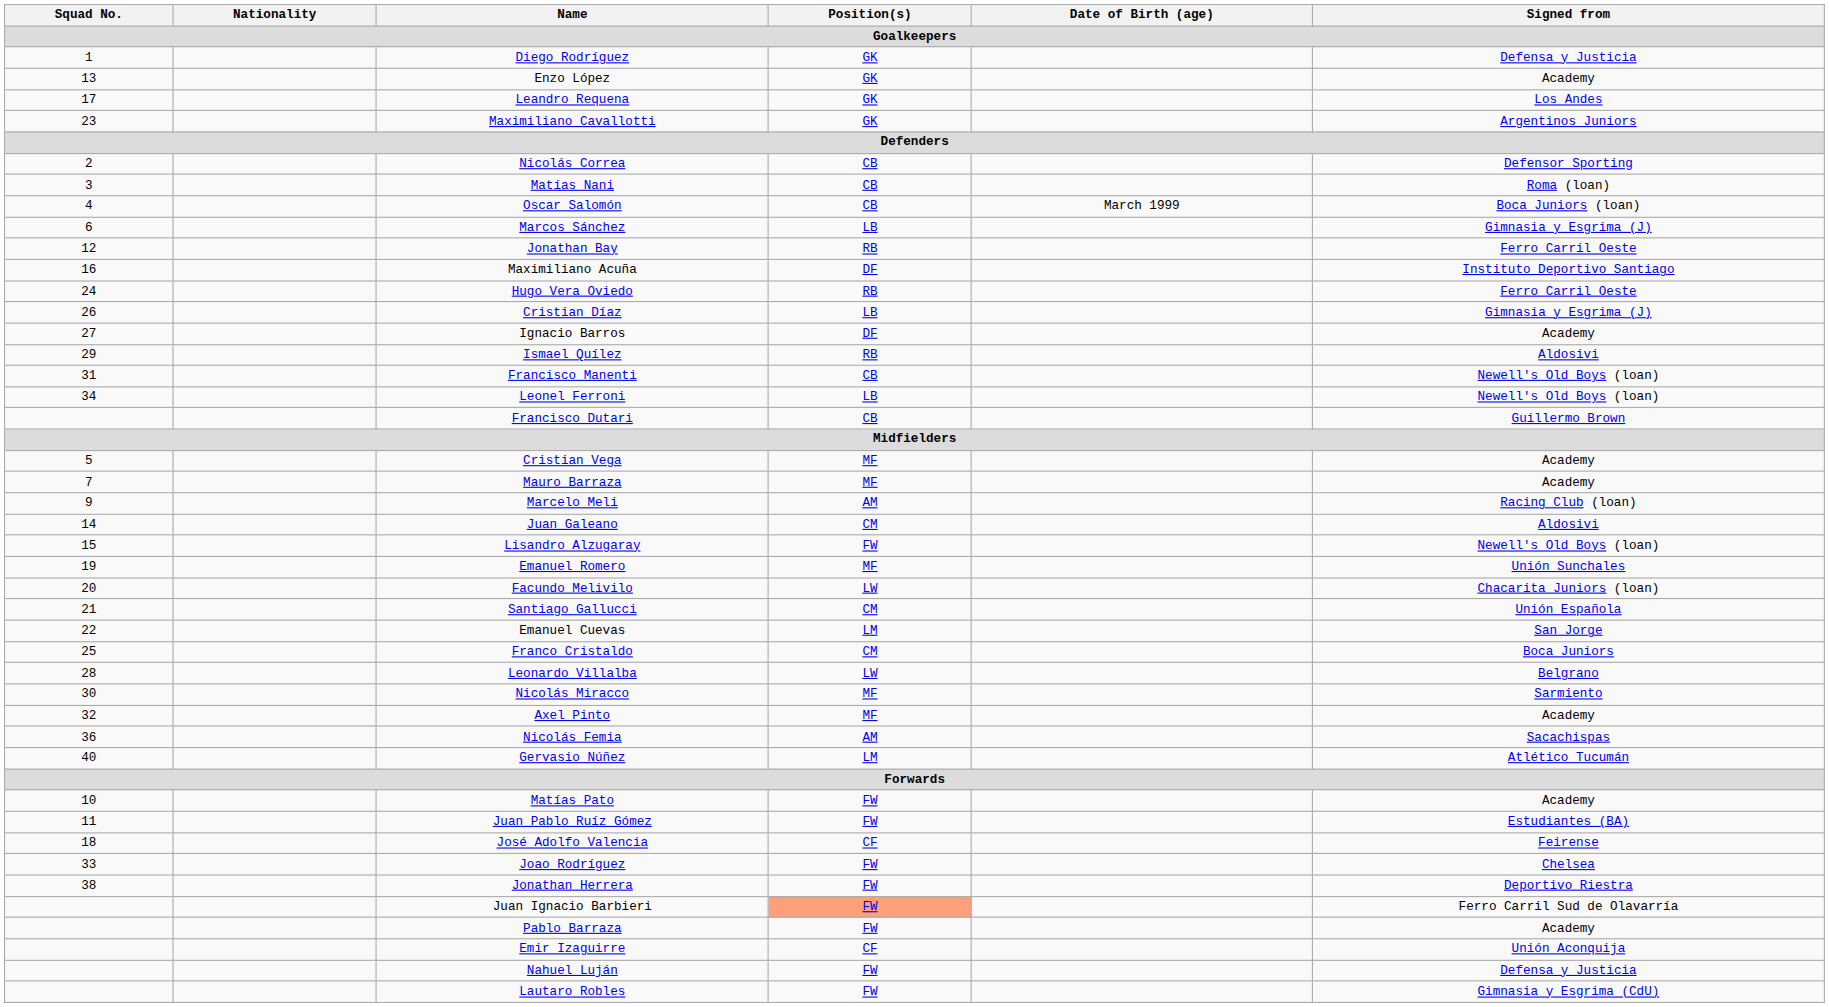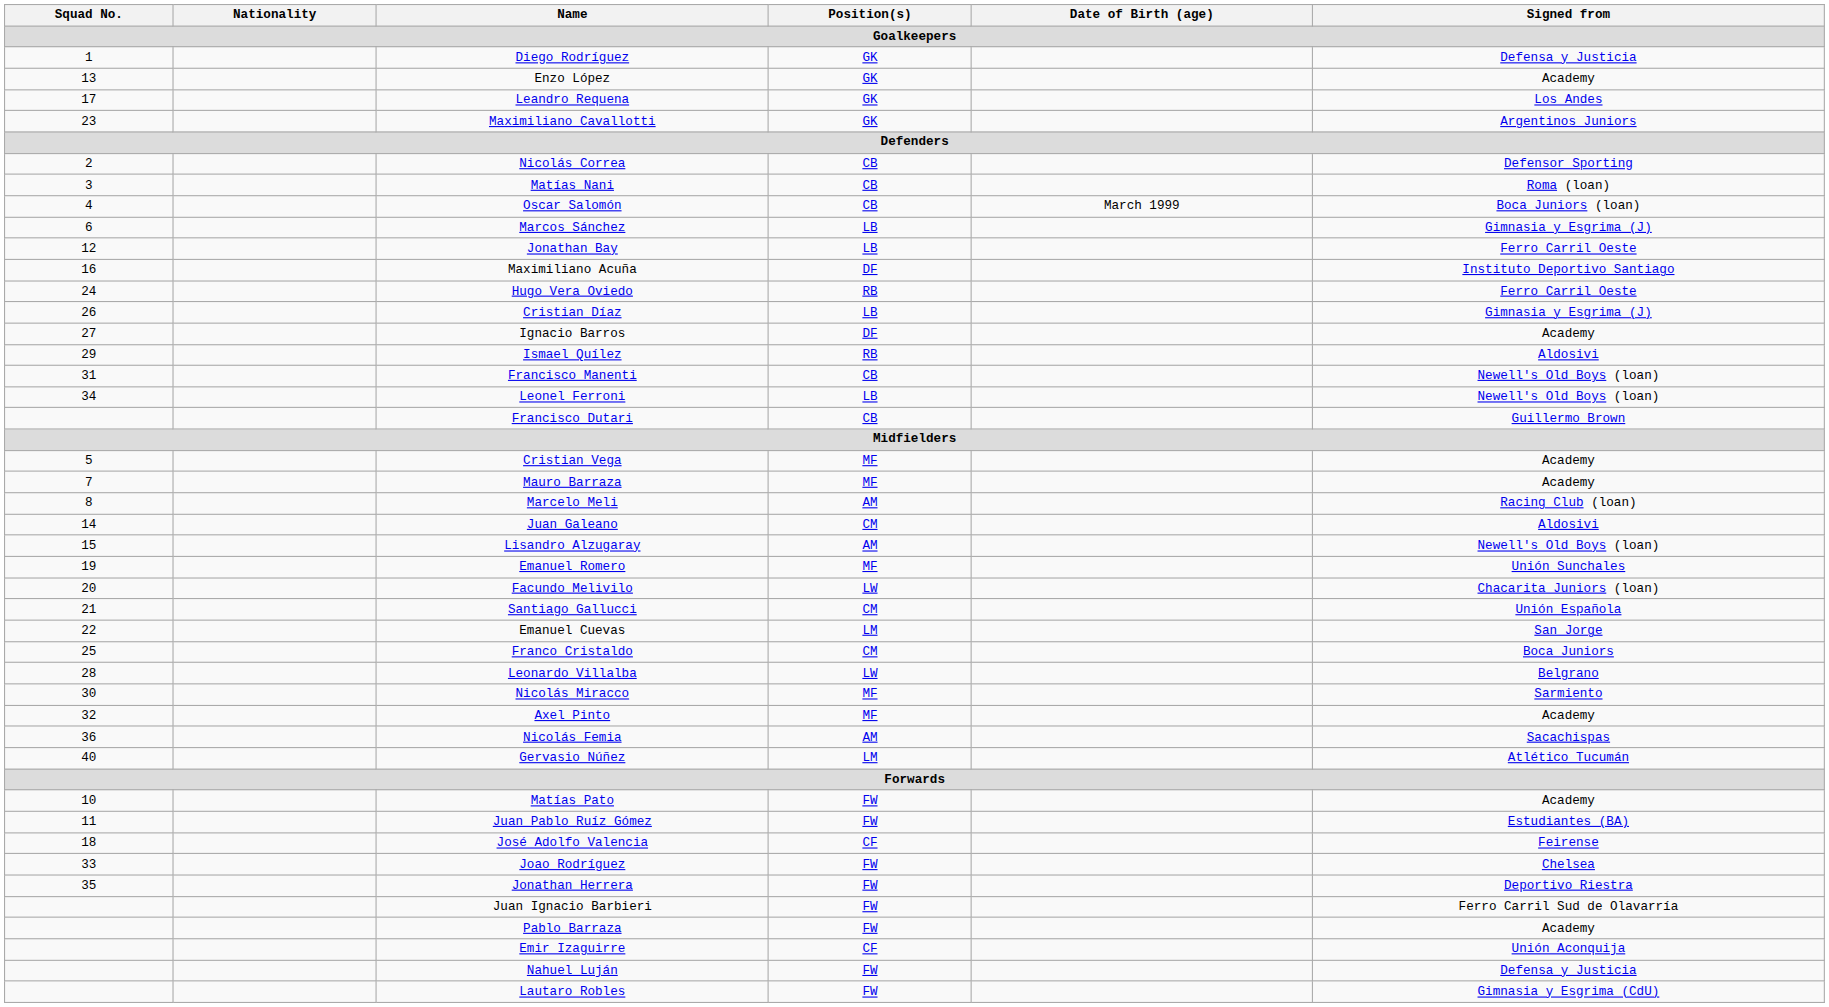(870, 248) RB -> (870, 248) LB
(89, 503) 9 -> (89, 503) 8
(870, 546) FW -> (870, 546) AM
(89, 885) 38 -> (89, 885) 35
(870, 906) lightsalmon background -> (870, 906) no background
